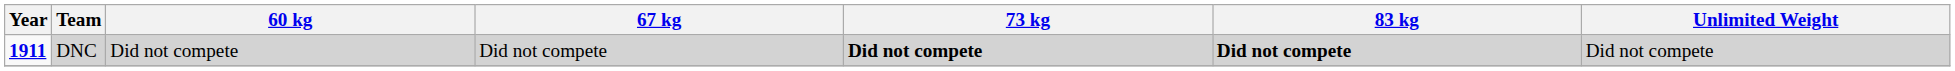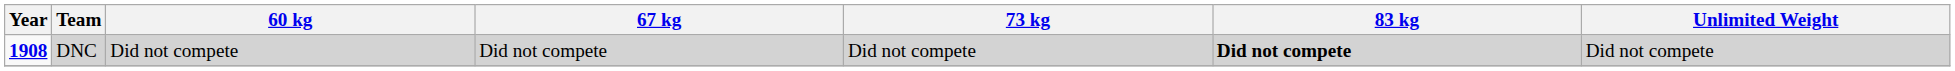(28, 50) 1911 -> (28, 50) 1908
(915, 50) bold -> (912, 50) normal
